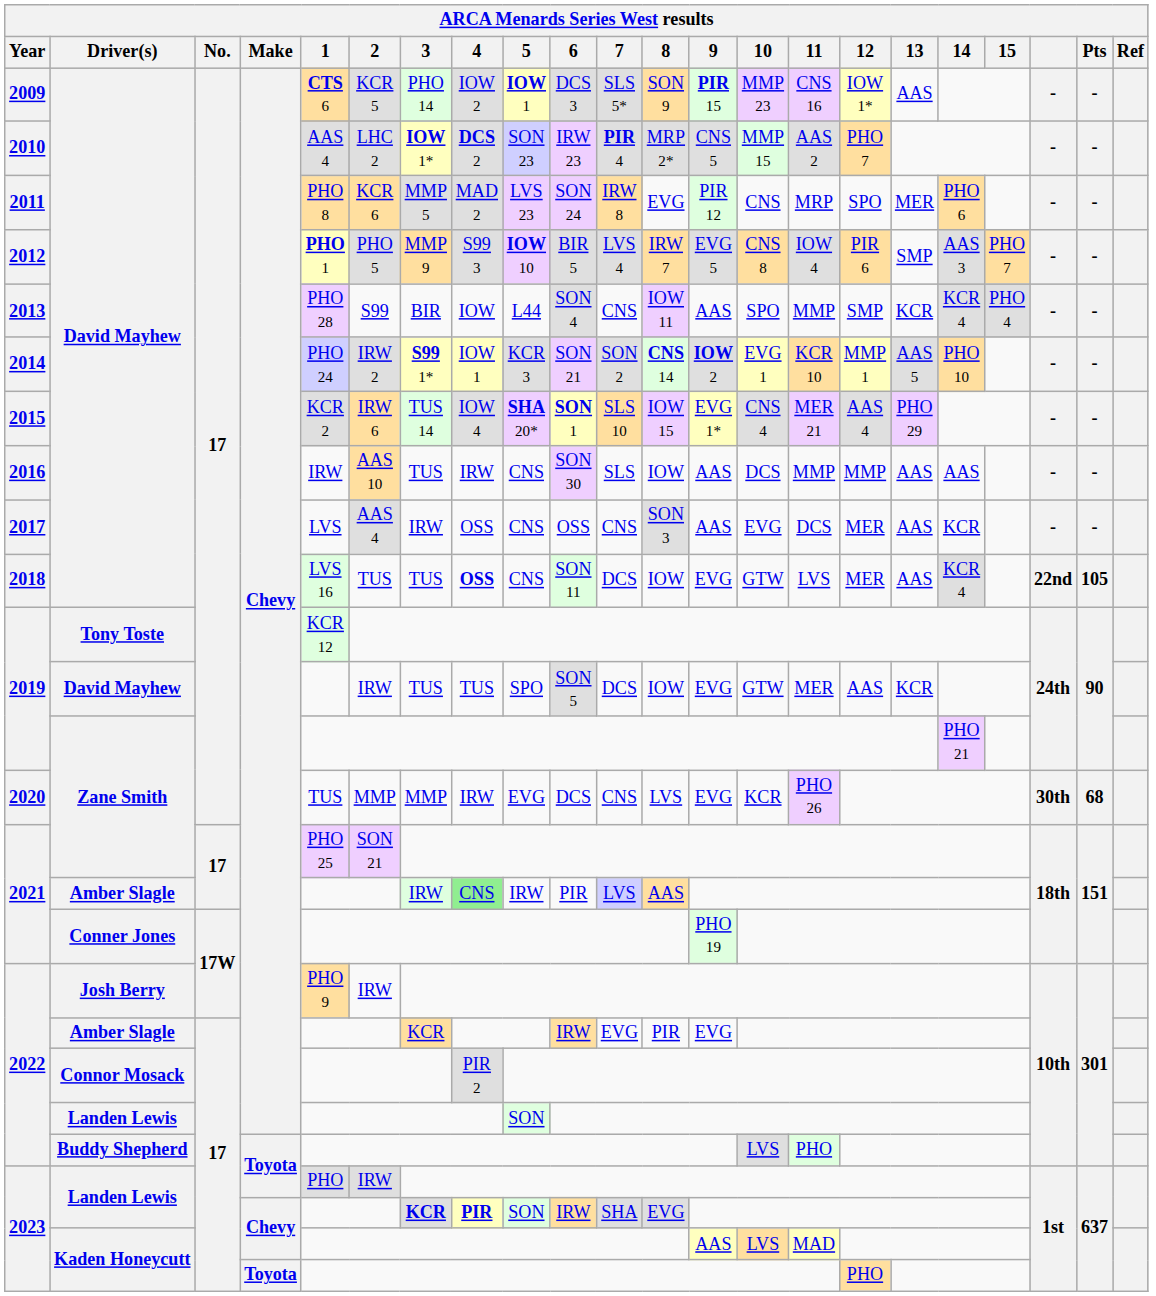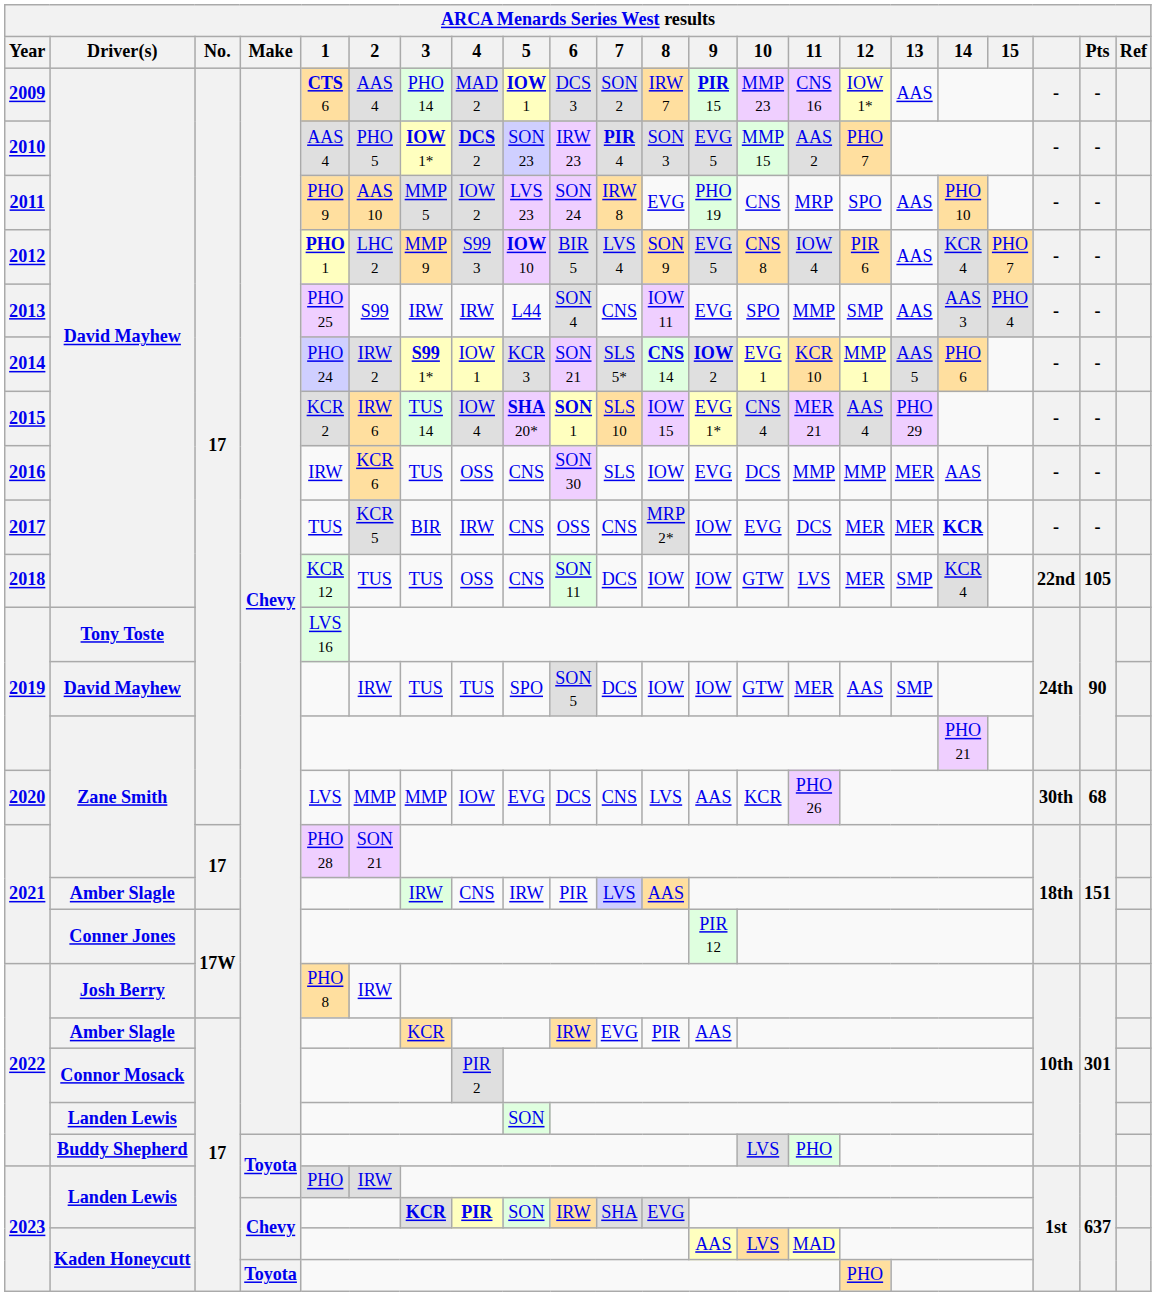(375, 93) KCR 5 -> (375, 93) AAS 4
(477, 93) IOW 2 -> (477, 93) MAD 2
(619, 93) SLS 5* -> (619, 93) SON 2
(666, 93) SON 9 -> (666, 93) IRW 7
(375, 147) LHC 2 -> (375, 147) PHO 5
(666, 147) MRP 2* -> (666, 147) SON 3
(713, 147) CNS 5 -> (713, 147) EVG 5
(325, 201) PHO 8 -> (325, 201) PHO 9
(375, 201) KCR 6 -> (375, 201) AAS 10
(477, 201) MAD 2 -> (477, 201) IOW 2
(713, 201) PIR 12 -> (713, 201) PHO 19
(915, 202) MER -> (915, 202) AAS
(962, 201) PHO 6 -> (963, 201) PHO 10
(375, 255) PHO 5 -> (375, 255) LHC 2
(666, 255) IRW 7 -> (666, 255) SON 9
(915, 256) SMP -> (915, 256) AAS
(962, 255) AAS 3 -> (963, 255) KCR 4
(325, 309) PHO 28 -> (325, 309) PHO 25
(426, 310) BIR -> (426, 310) IRW
(477, 310) IOW -> (477, 310) IRW
(713, 310) AAS -> (713, 310) EVG
(915, 310) KCR -> (915, 310) AAS
(962, 309) KCR 4 -> (963, 309) AAS 3
(619, 363) SON 2 -> (619, 363) SLS 5*
(962, 363) PHO 10 -> (963, 363) PHO 6
(375, 471) AAS 10 -> (375, 471) KCR 6
(477, 472) IRW -> (477, 472) OSS
(713, 472) AAS -> (713, 472) EVG
(915, 472) AAS -> (915, 472) MER
(325, 526) LVS -> (325, 526) TUS
(375, 525) AAS 4 -> (375, 525) KCR 5
(426, 526) IRW -> (426, 526) BIR
(477, 526) OSS -> (477, 526) IRW
(666, 525) SON 3 -> (666, 525) MRP 2*
(713, 526) AAS -> (713, 526) IOW
(915, 526) AAS -> (915, 526) MER
(962, 526) normal -> (963, 526) bold
(325, 579) LVS 16 -> (325, 579) KCR 12
(477, 580) bold -> (477, 580) normal
(713, 580) EVG -> (713, 580) IOW
(915, 580) AAS -> (915, 580) SMP
(325, 633) KCR 12 -> (325, 633) LVS 16
(713, 688) EVG -> (713, 688) IOW
(915, 688) KCR -> (915, 688) SMP
(325, 796) TUS -> (325, 796) LVS
(477, 796) IRW -> (477, 796) IOW
(713, 796) EVG -> (713, 796) AAS
(325, 849) PHO 25 -> (325, 849) PHO 28
(477, 893) lightgreen background -> (477, 893) no background
(713, 935) PHO 19 -> (713, 935) PIR 12
(325, 989) PHO 9 -> (325, 989) PHO 8
(713, 1032) EVG -> (713, 1032) AAS
